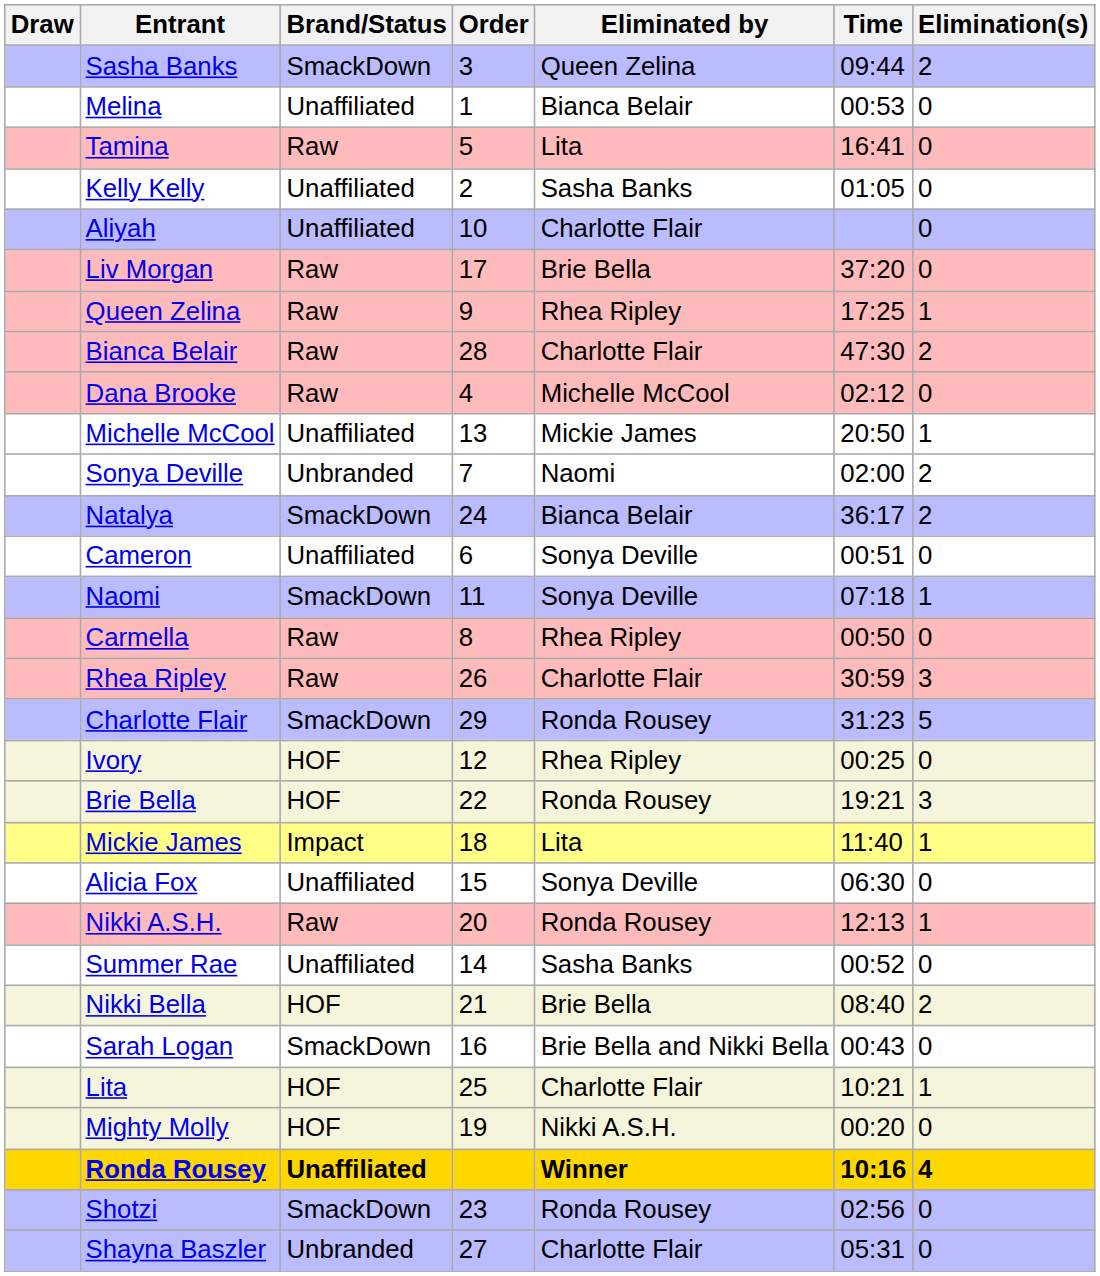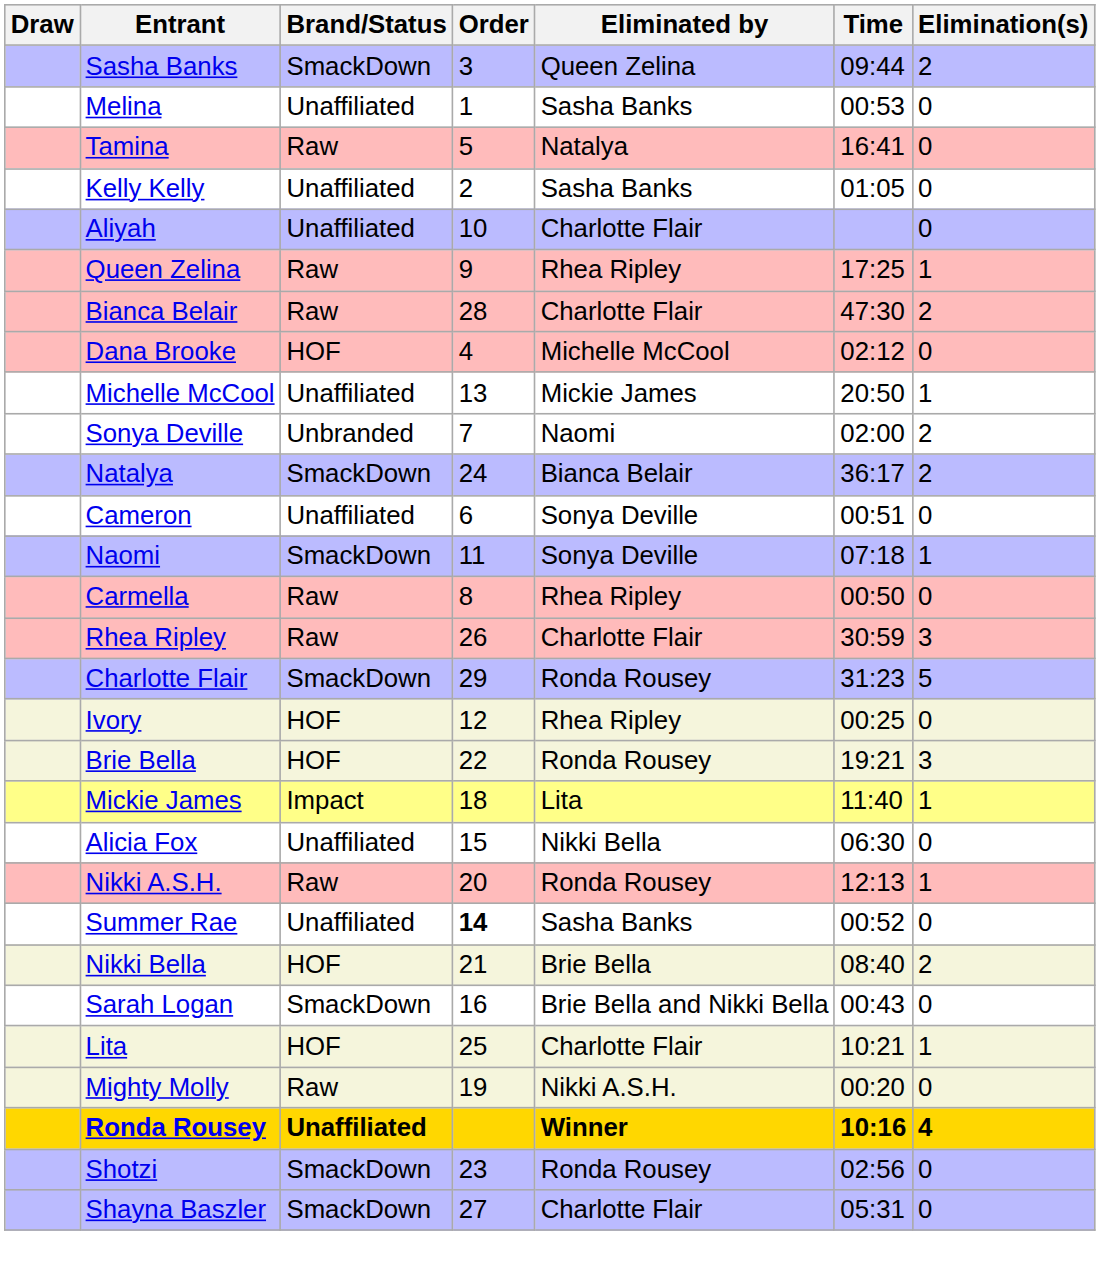(617, 106) Bianca Belair -> (617, 106) Sasha Banks
(561, 147) Lita -> (584, 147) Natalya
- row: (149, 270)
(312, 392) Raw -> (314, 351) HOF
(619, 882) Sonya Deville -> (601, 842) Nikki Bella
(473, 964) normal -> (473, 923) bold
(314, 1127) HOF -> (312, 1087) Raw
(350, 1250) Unbranded -> (359, 1209) SmackDown
